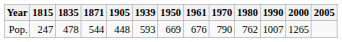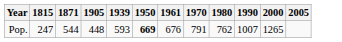- column: (68, 12)
(173, 29) normal -> (148, 29) bold
(224, 29) 790 -> (199, 29) 791
